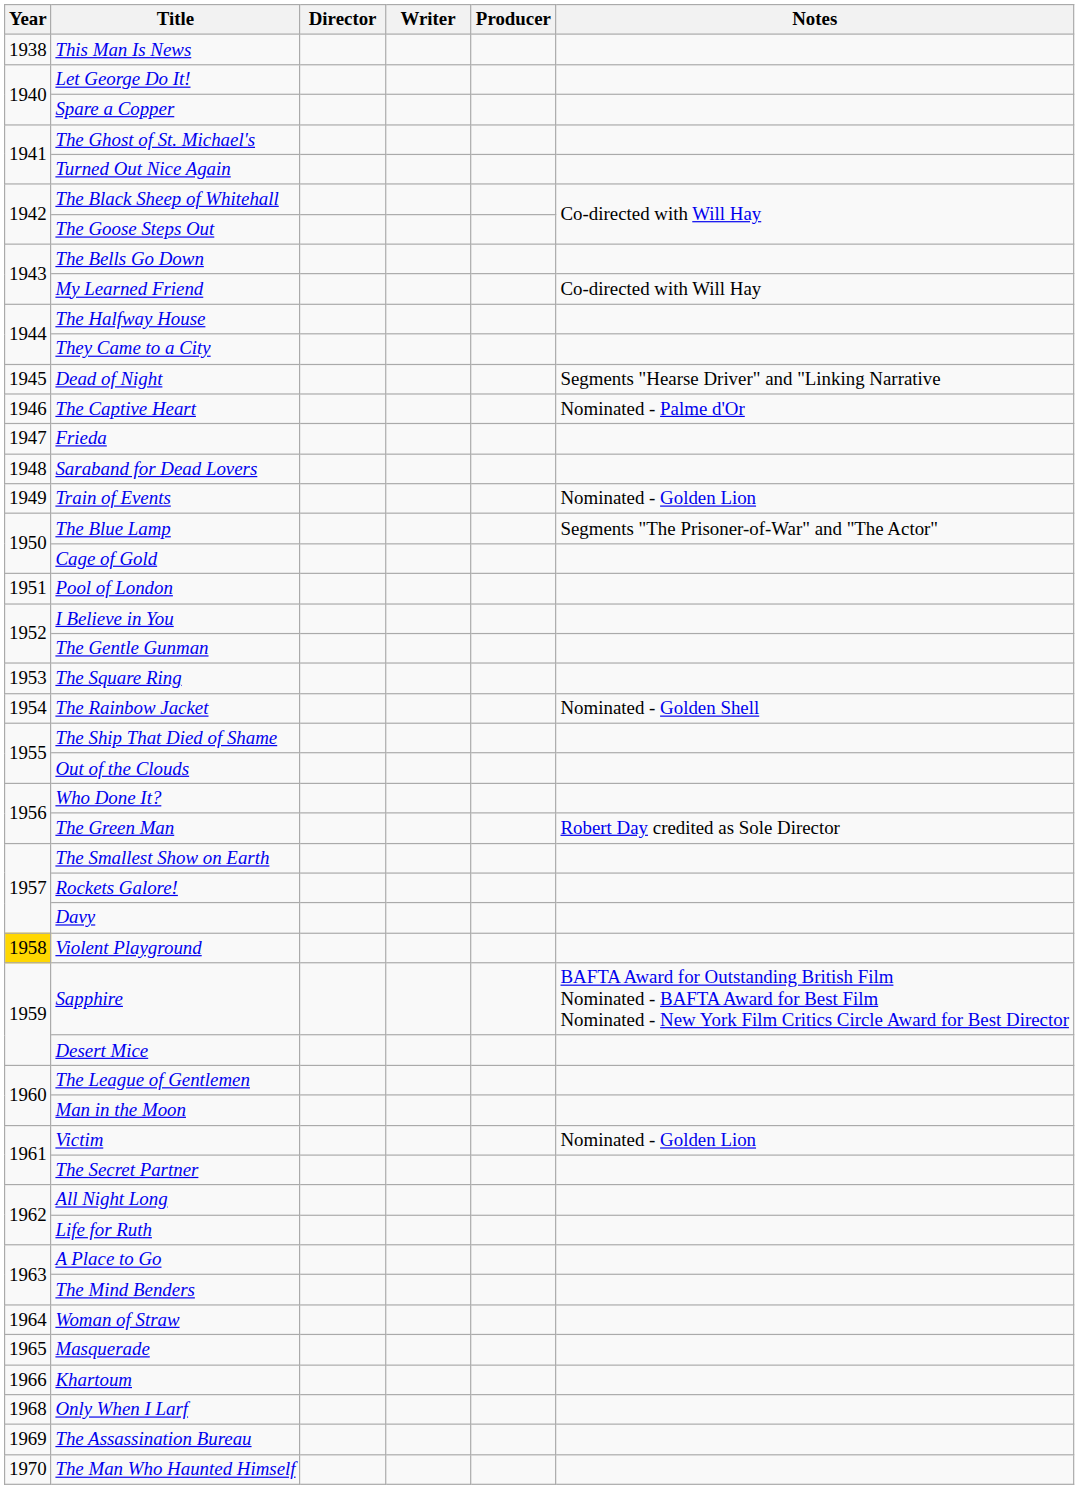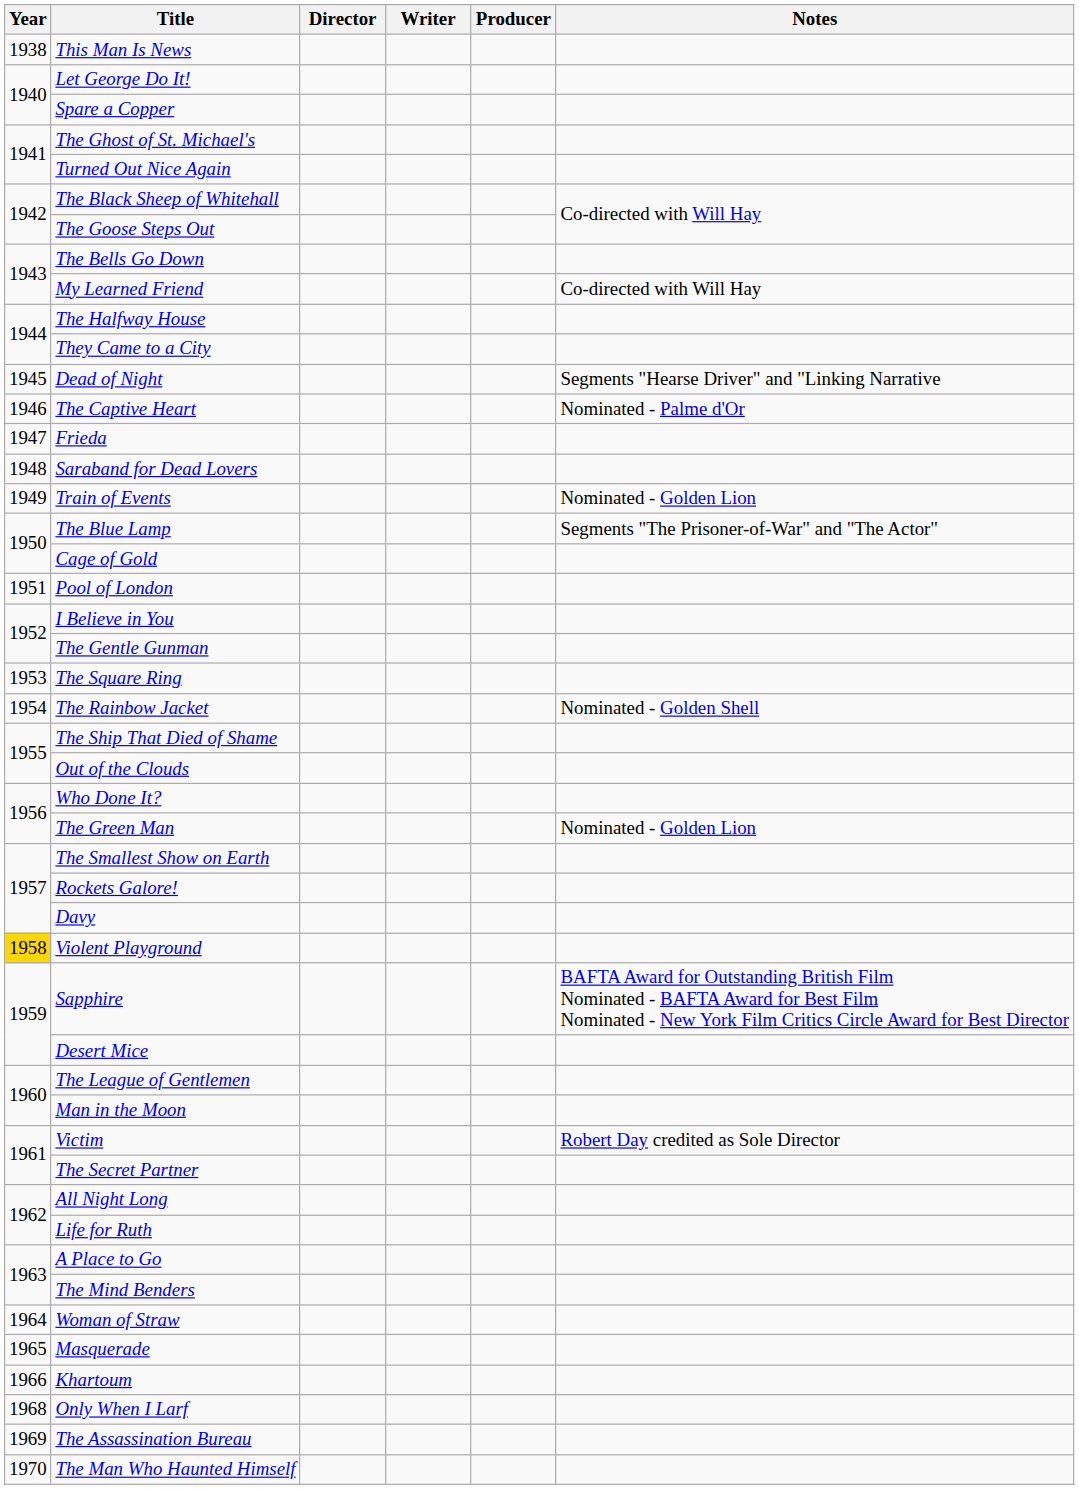(700, 827) Robert Day credited as Sole Director -> (658, 827) Nominated - Golden Lion
(658, 1139) Nominated - Golden Lion -> (700, 1139) Robert Day credited as Sole Director
